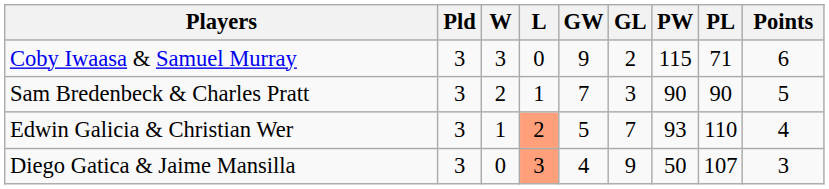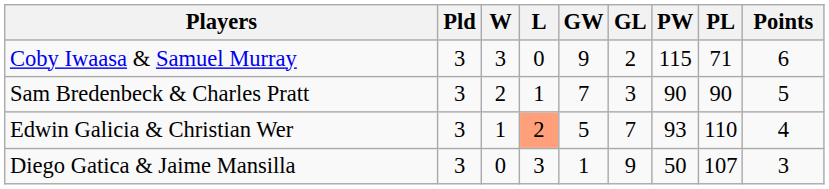(539, 165) lightsalmon background -> (539, 165) no background
(584, 165) 4 -> (584, 165) 1
